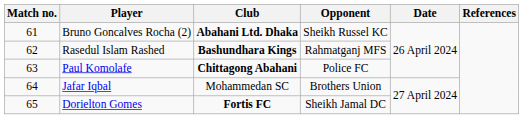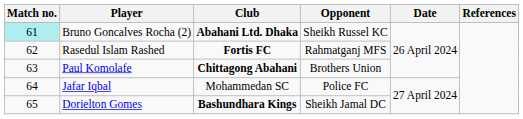(32, 31) no background -> (32, 31) paleturquoise background
(247, 50) Bashundhara Kings -> (247, 50) Fortis FC
(346, 68) Police FC -> (346, 68) Brothers Union
(346, 86) Brothers Union -> (346, 86) Police FC
(247, 104) Fortis FC -> (247, 104) Bashundhara Kings
